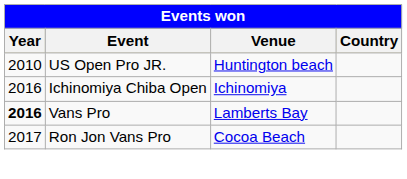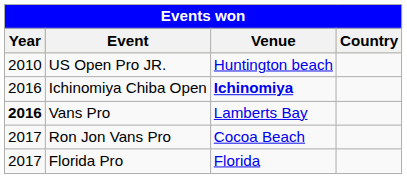(250, 88) normal -> (254, 88) bold
+ row: (86, 161)
